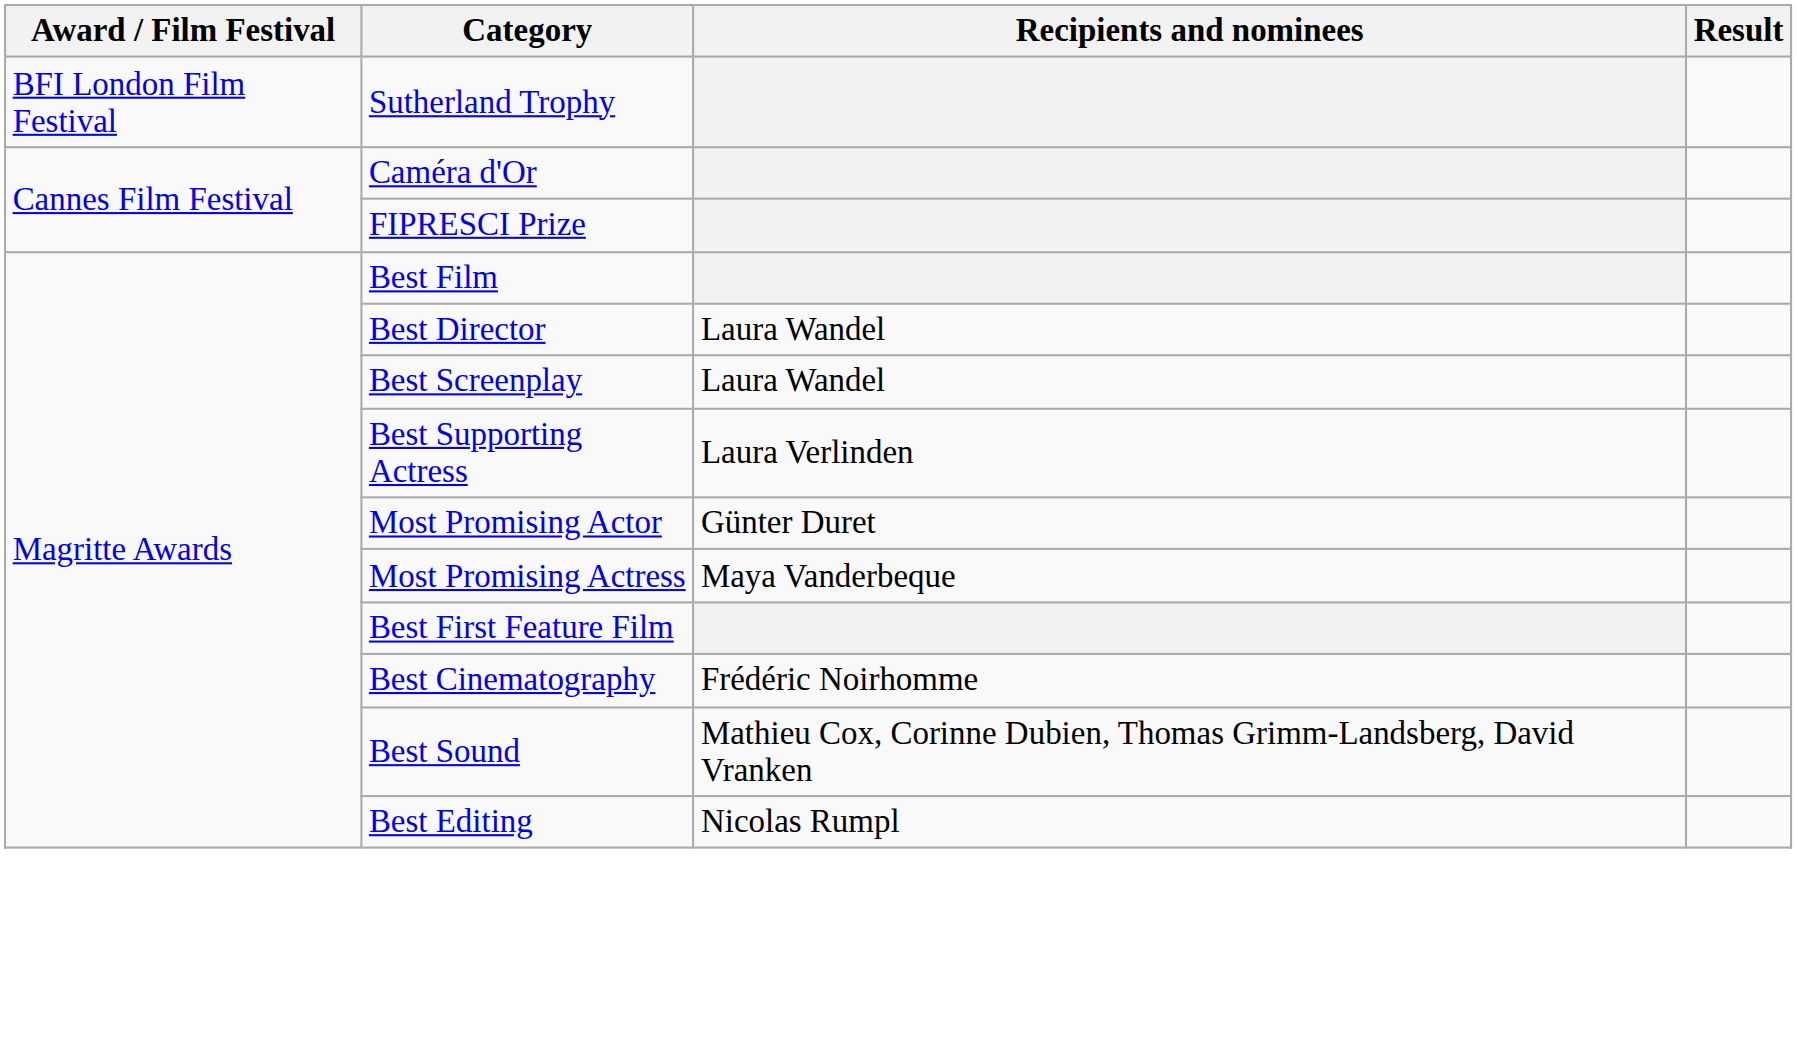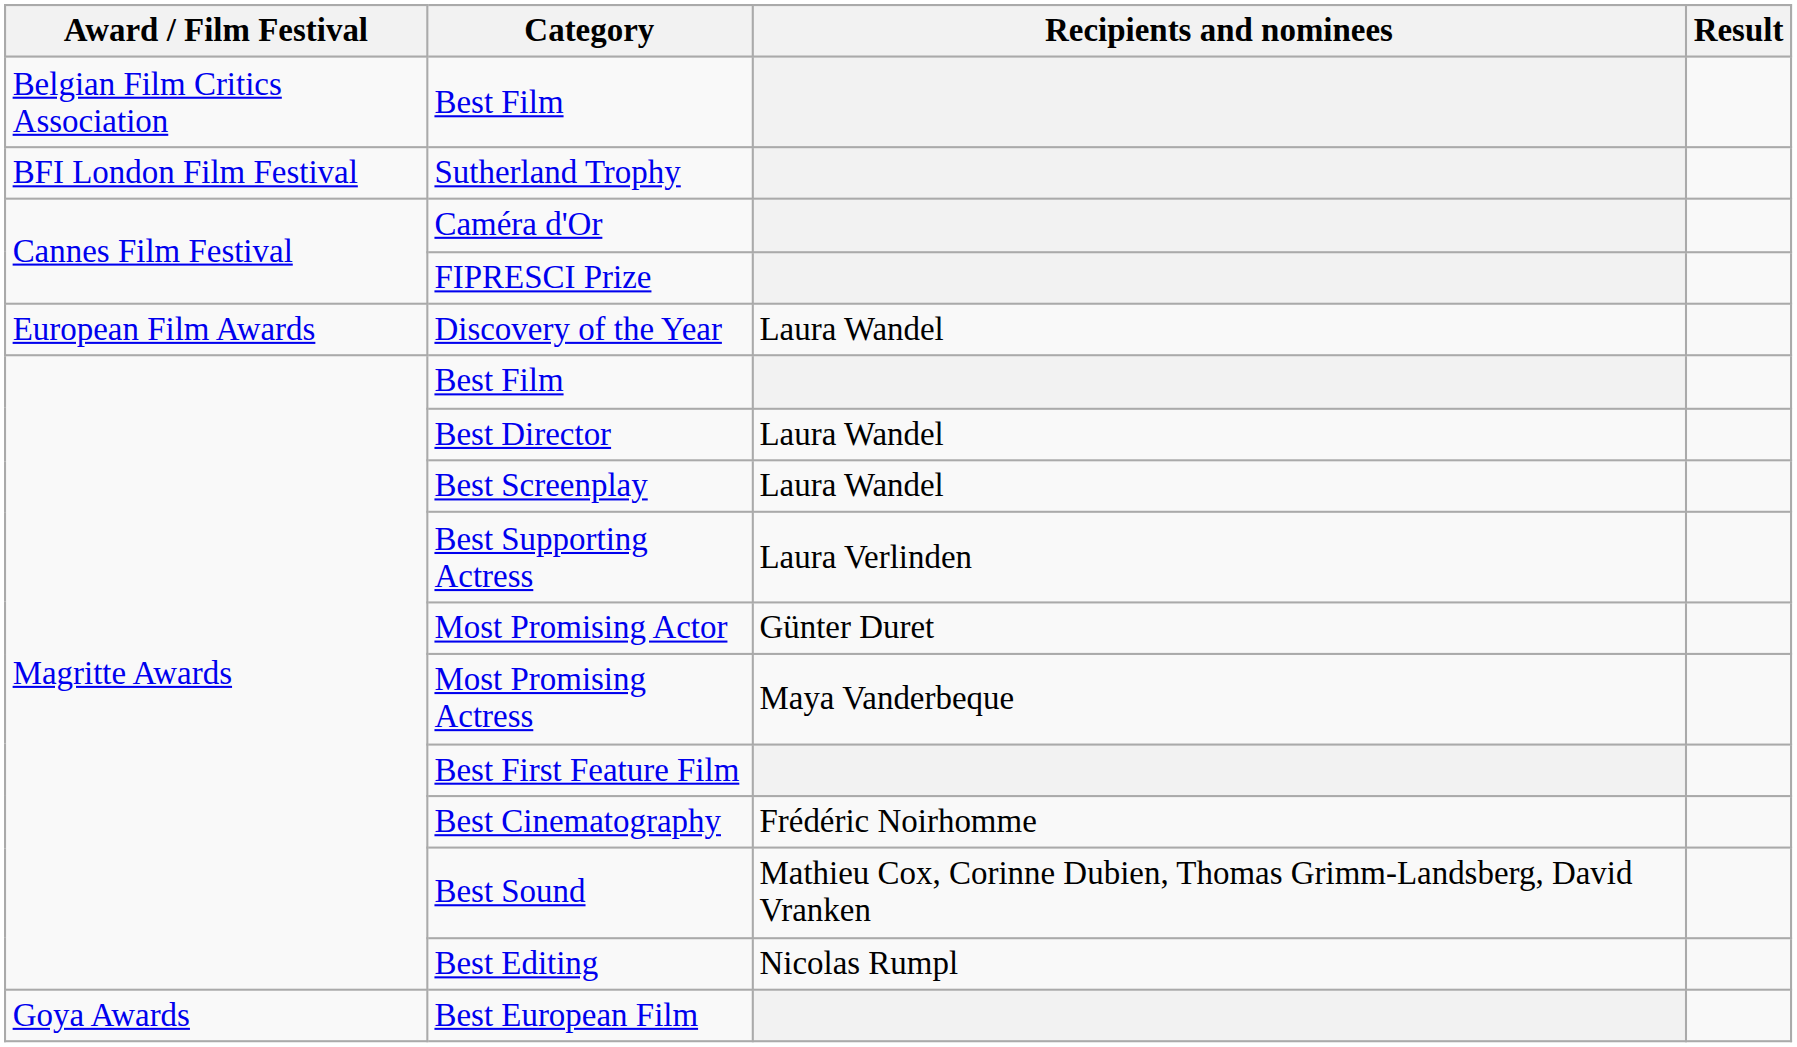+ row: (147, 101)
+ row: (164, 329)
+ row: (101, 1015)
